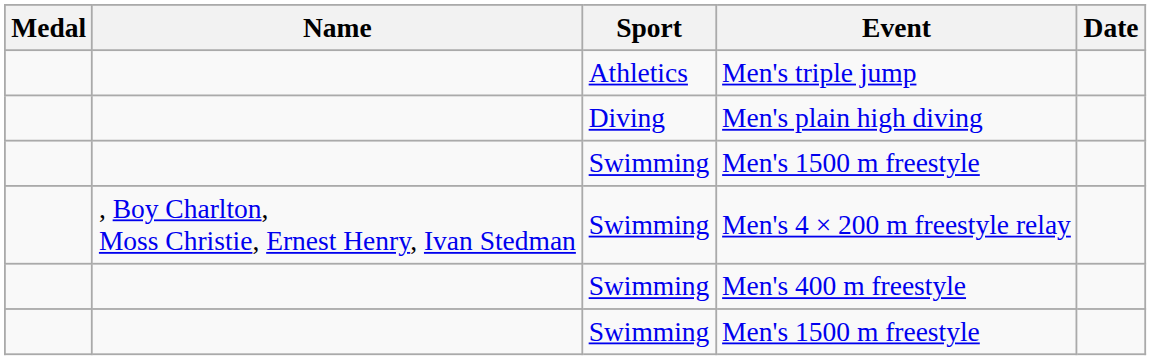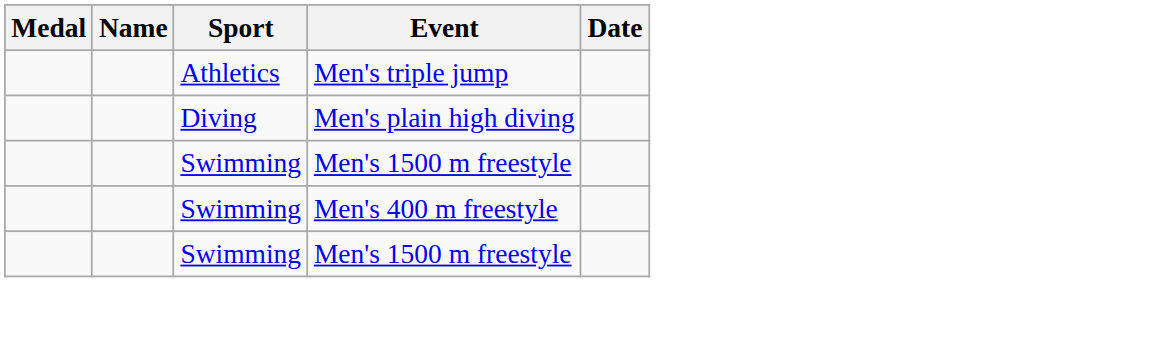- row: (649, 225)
